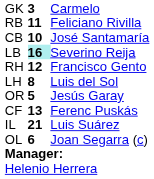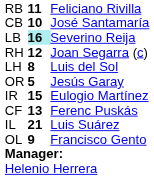- row: (14, 8)
(98, 67) Francisco Gento -> (99, 52) Joan Segarra (c)
+ row: (11, 96)
(31, 139) 6 -> (31, 139) 9
(99, 139) Joan Segarra (c) -> (98, 139) Francisco Gento
